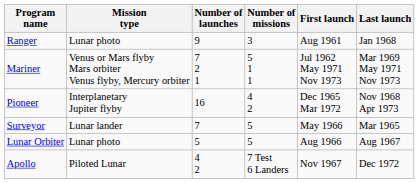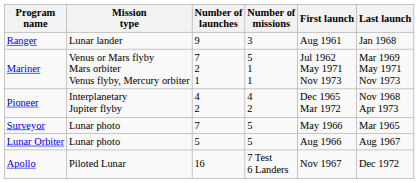(95, 40) Lunar photo -> (96, 40) Lunar lander
(200, 103) 16 -> (197, 103) 4 2
(96, 125) Lunar lander -> (95, 125) Lunar photo
(197, 164) 4 2 -> (200, 164) 16
